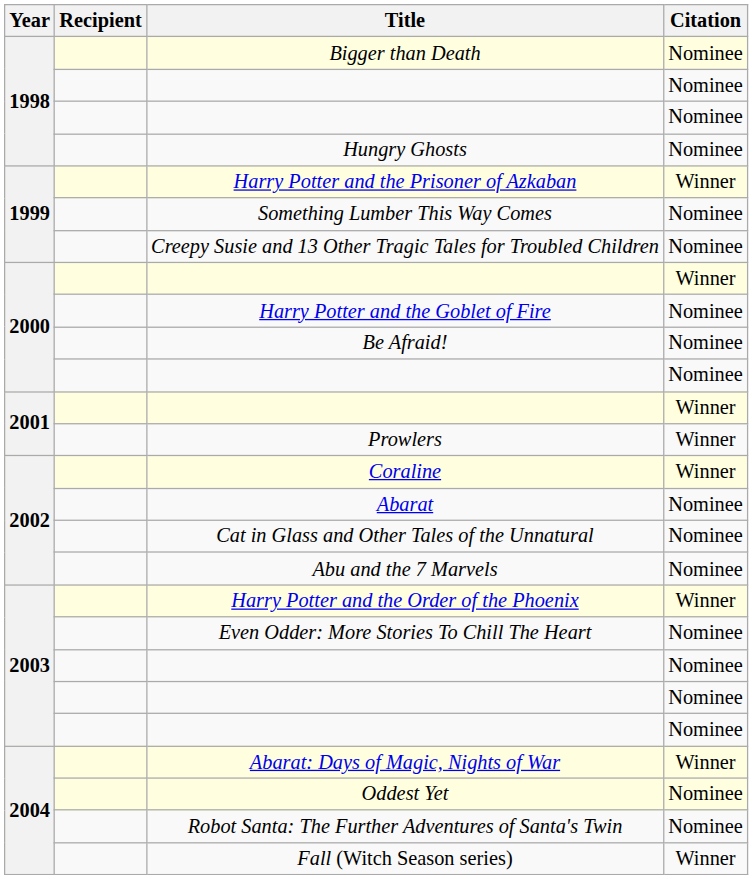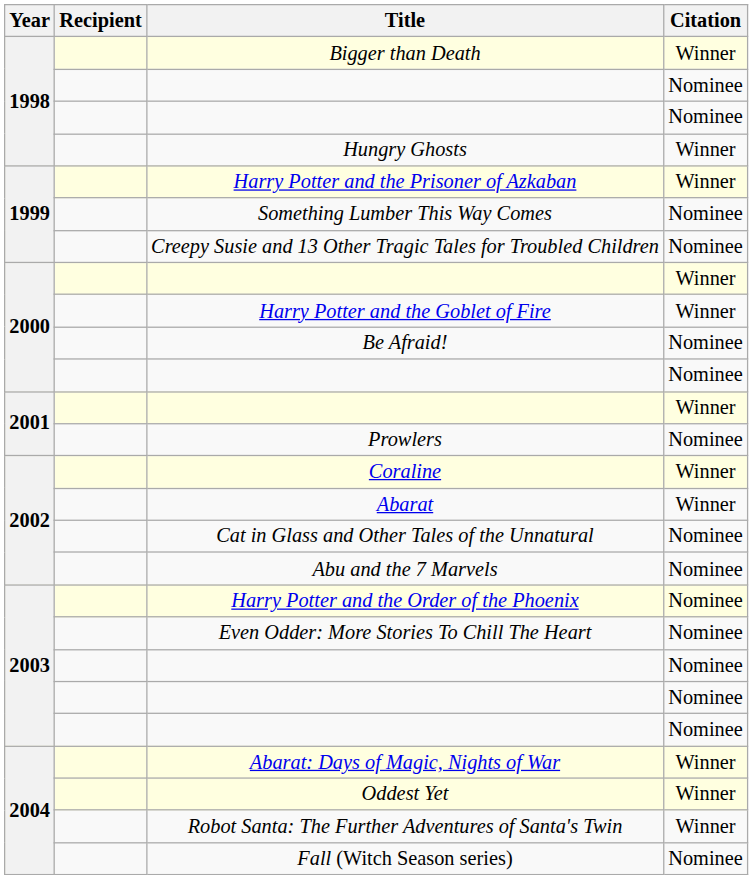(706, 52) Nominee -> (706, 52) Winner
(706, 149) Nominee -> (706, 149) Winner
(706, 310) Nominee -> (706, 310) Winner
(706, 439) Winner -> (706, 439) Nominee
(706, 504) Nominee -> (706, 504) Winner
(706, 600) Winner -> (706, 600) Nominee
(706, 794) Nominee -> (706, 794) Winner
(706, 826) Nominee -> (706, 826) Winner
(706, 858) Winner -> (706, 858) Nominee
